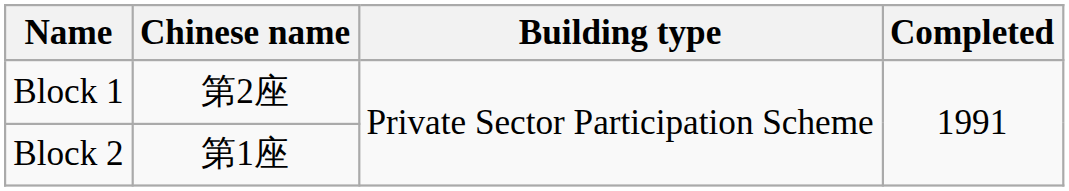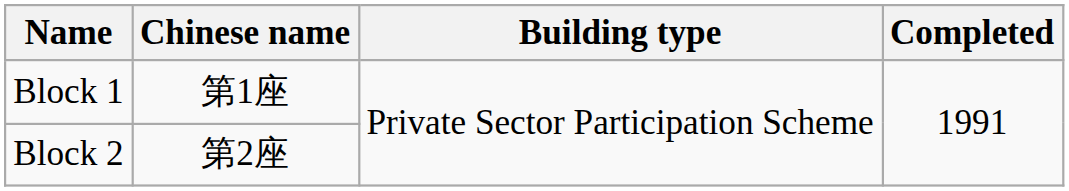(245, 90) 第2座 -> (245, 90) 第1座
(245, 152) 第1座 -> (245, 152) 第2座
